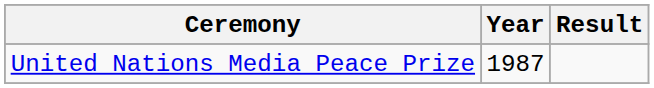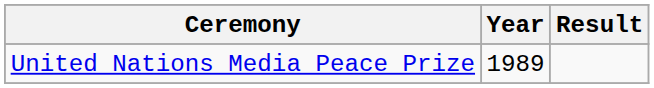(516, 64) 1987 -> (516, 64) 1989
